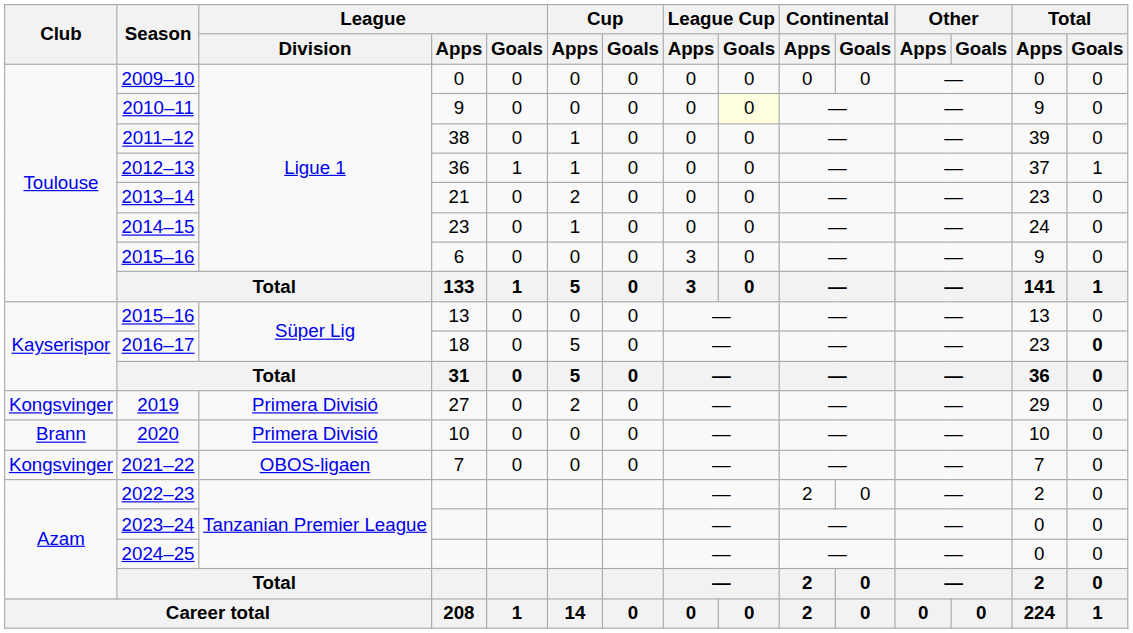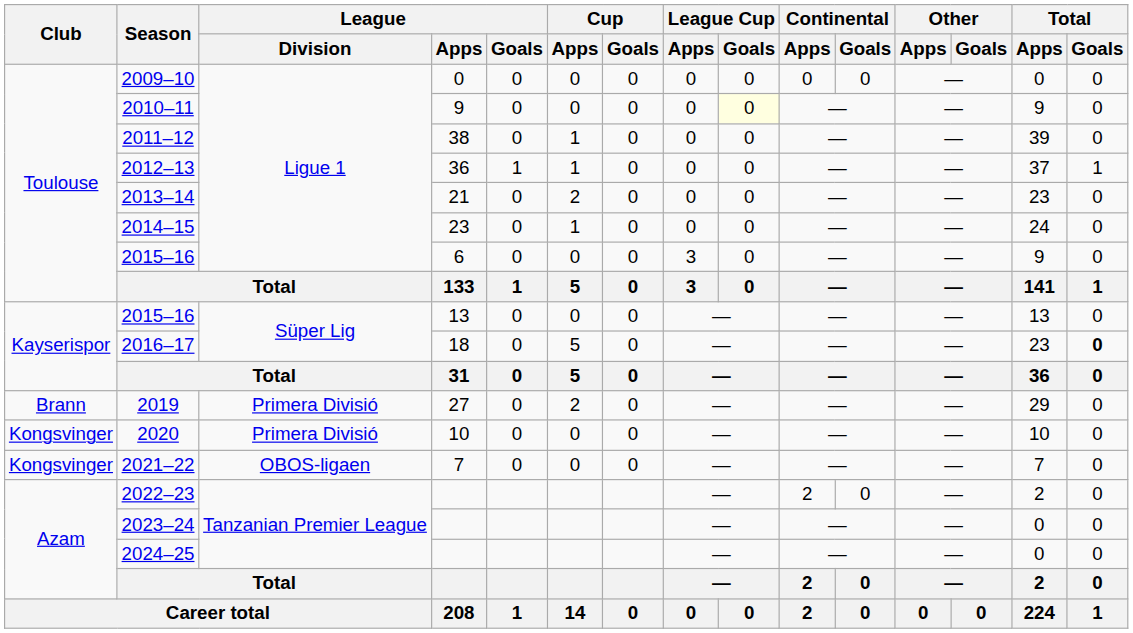(61, 405) Kongsvinger -> (61, 405) Brann
(61, 434) Brann -> (61, 434) Kongsvinger
